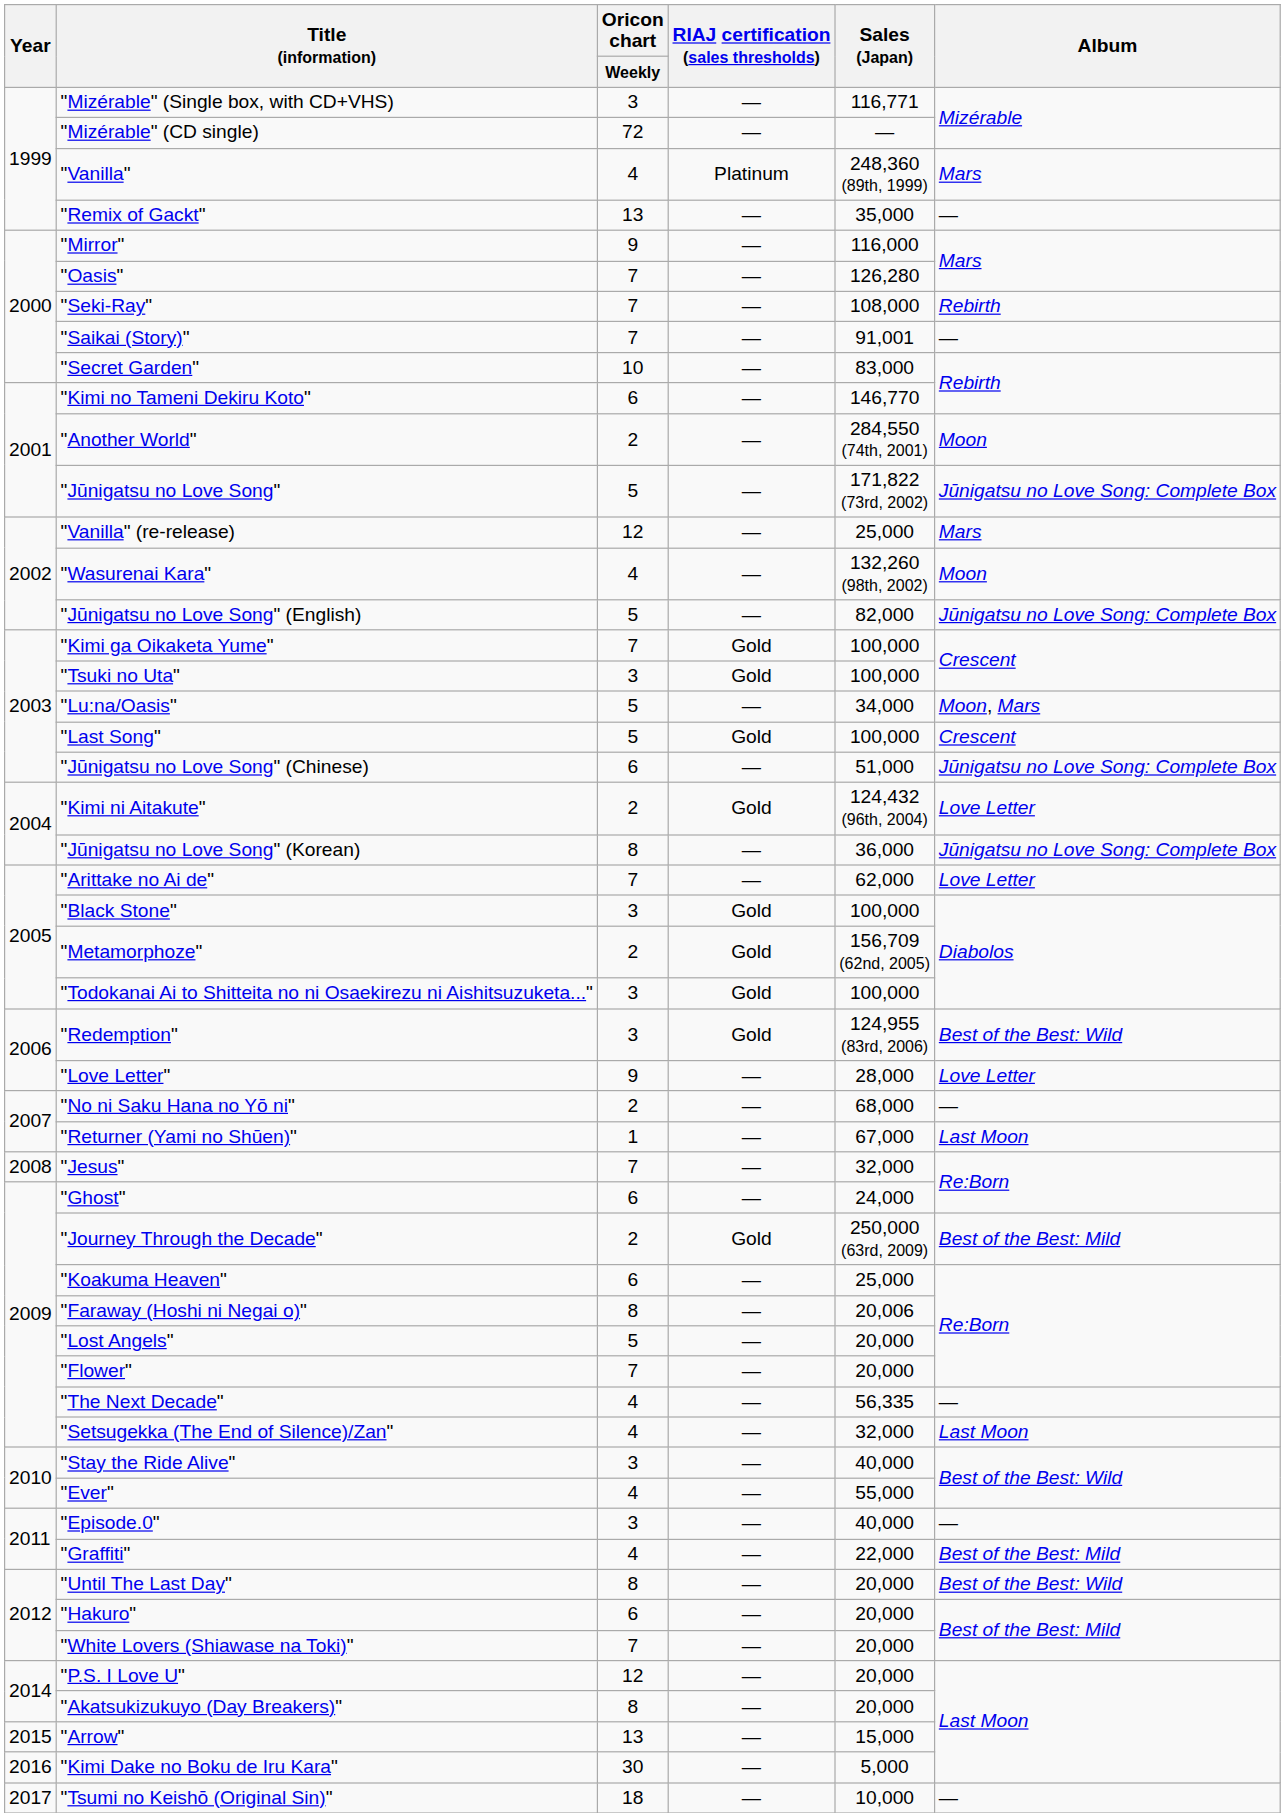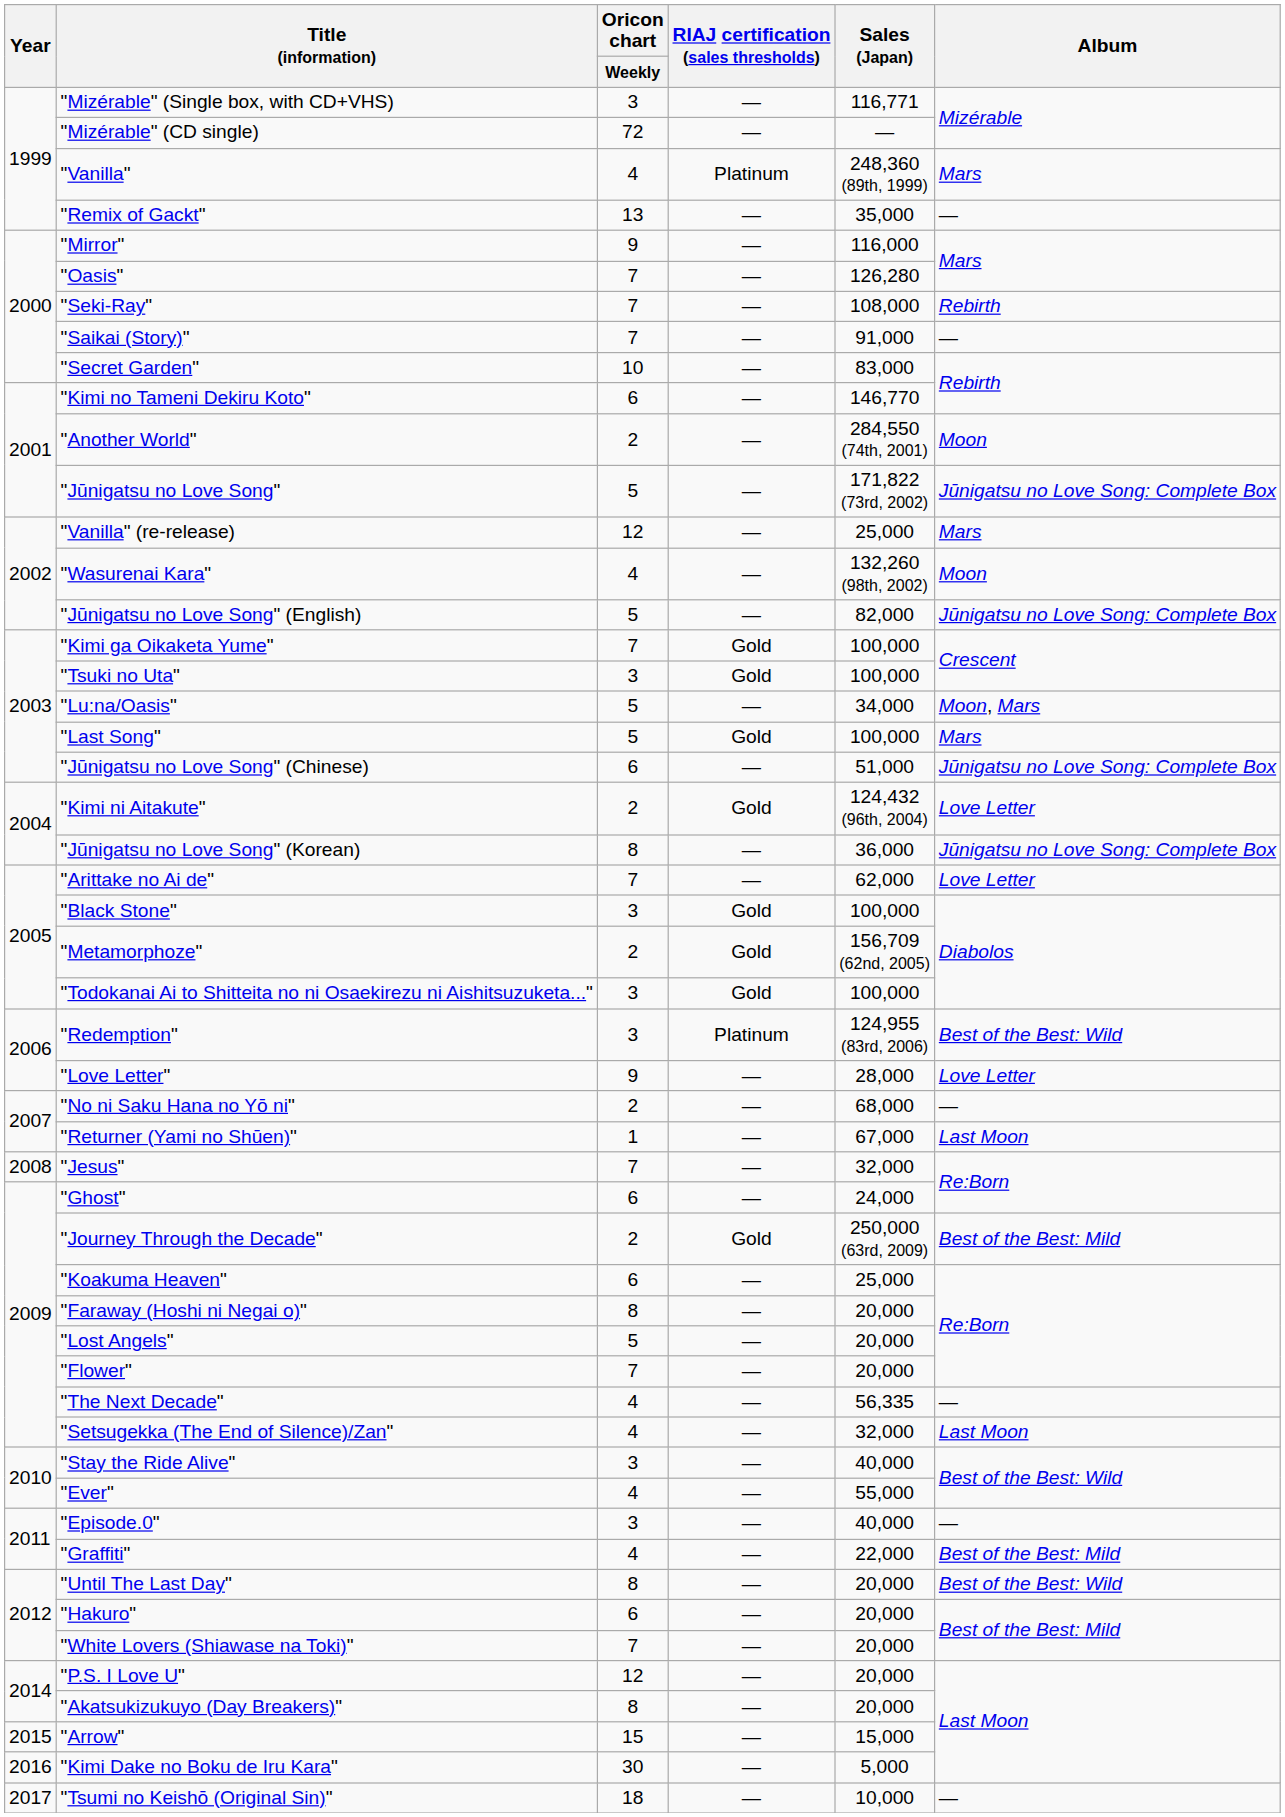(885, 336) 91,001 -> (885, 336) 91,000
(977, 736) Crescent -> (960, 736) Mars
(751, 1034) Gold -> (751, 1034) Platinum
(885, 1310) 20,006 -> (885, 1310) 20,000
(633, 1736) 13 -> (633, 1736) 15
